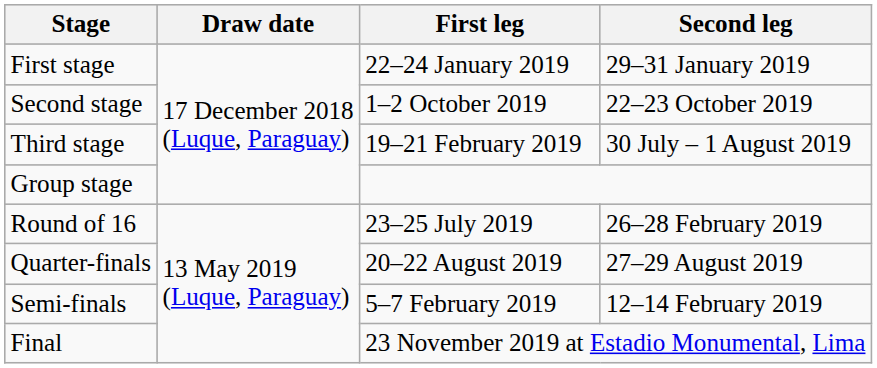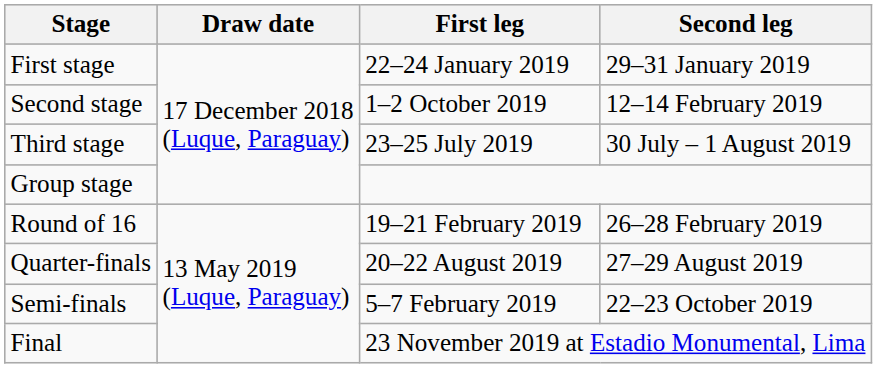(709, 104) 22–23 October 2019 -> (714, 104) 12–14 February 2019
(473, 143) 19–21 February 2019 -> (449, 143) 23–25 July 2019
(449, 223) 23–25 July 2019 -> (473, 223) 19–21 February 2019
(714, 303) 12–14 February 2019 -> (709, 303) 22–23 October 2019
